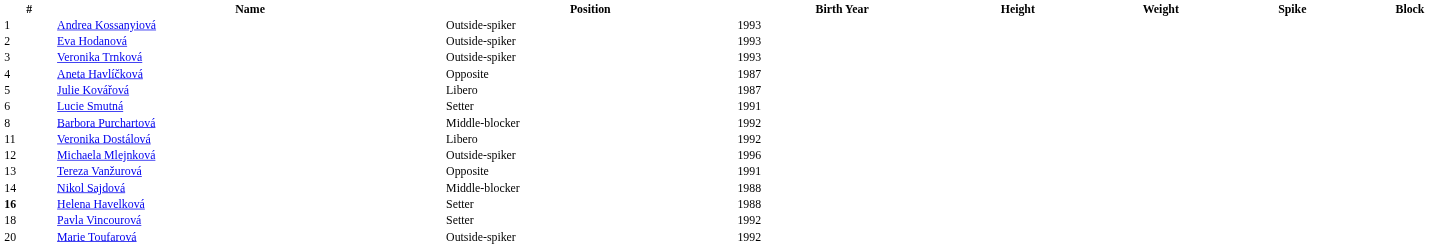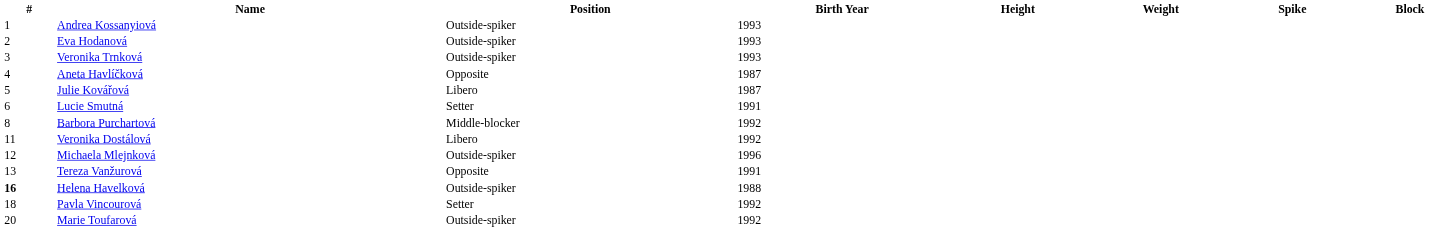- row: (91, 188)
(460, 204) Setter -> (481, 188) Outside-spiker
